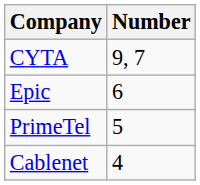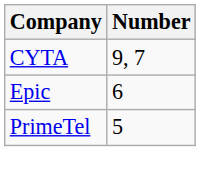- row: (49, 162)
